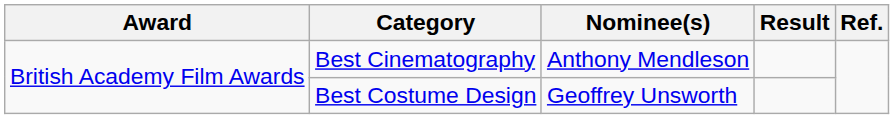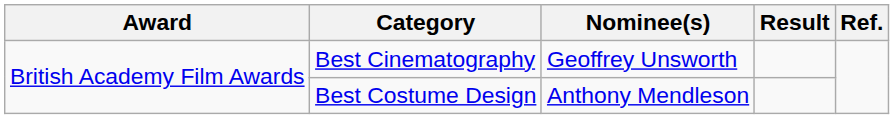(648, 58) Anthony Mendleson -> (642, 58) Geoffrey Unsworth
(642, 95) Geoffrey Unsworth -> (648, 95) Anthony Mendleson
